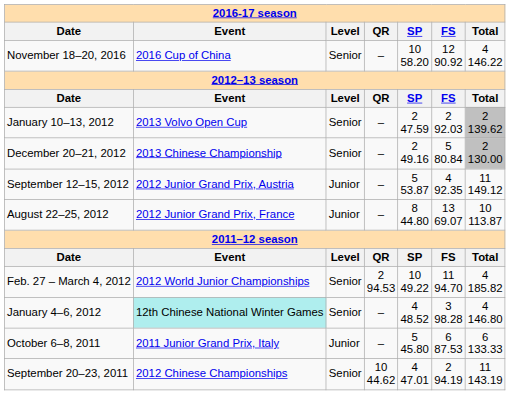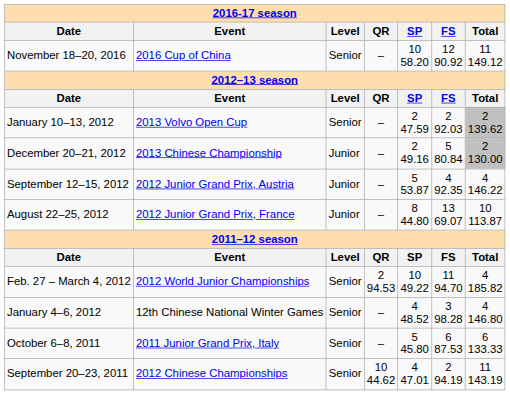(485, 55) 4 146.22 -> (485, 55) 11 149.12
(345, 153) Senior -> (344, 153) Junior
(485, 184) 11 149.12 -> (485, 184) 4 146.22
(230, 312) paleturquoise background -> (230, 312) no background
(344, 343) Junior -> (345, 343) Senior
